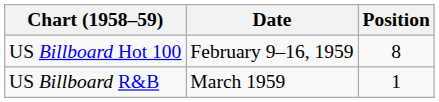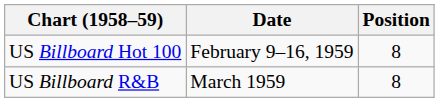(396, 81) 1 -> (396, 81) 8
